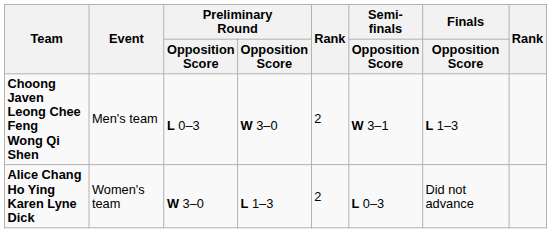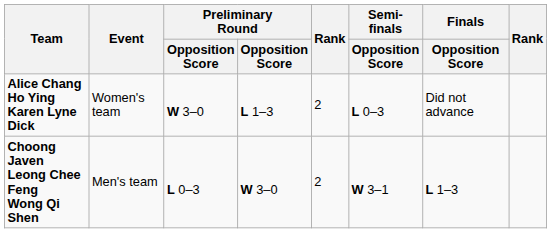rows swapped: (44, 120) <-> (44, 197)
